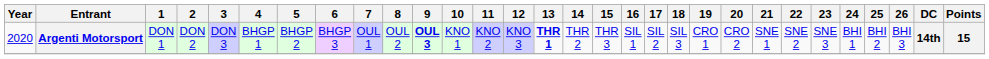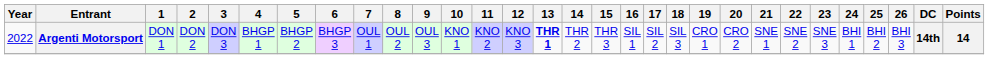(20, 38) 2020 -> (20, 38) 2022
(427, 38) bold -> (427, 38) normal
(964, 38) 15 -> (963, 38) 14
